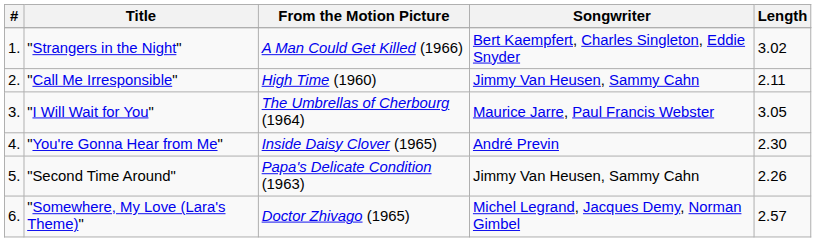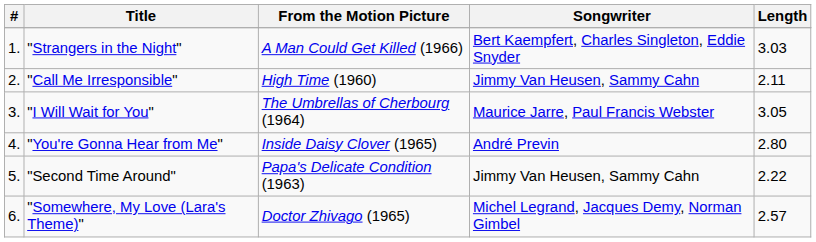(772, 48) 3.02 -> (772, 48) 3.03
(772, 144) 2.30 -> (772, 144) 2.80
(772, 176) 2.26 -> (772, 176) 2.22
